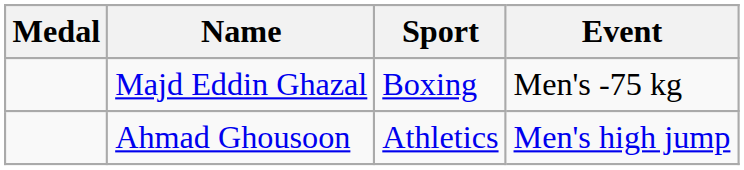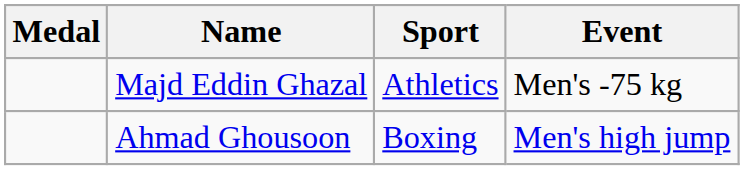(430, 84) Boxing -> (440, 84) Athletics
(440, 137) Athletics -> (430, 137) Boxing
